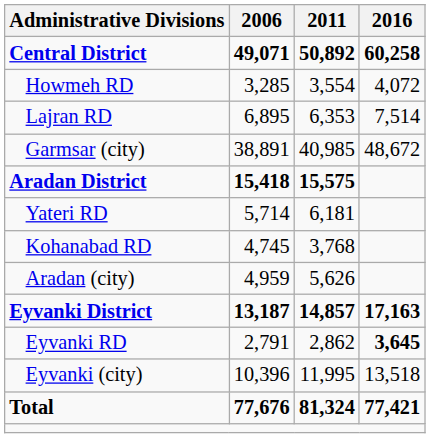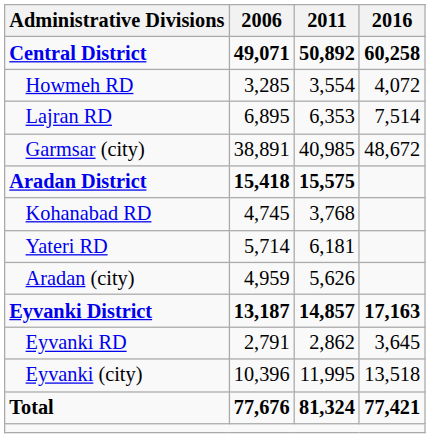rows swapped: (89, 246) <-> (67, 213)
(397, 342) bold -> (397, 342) normal
